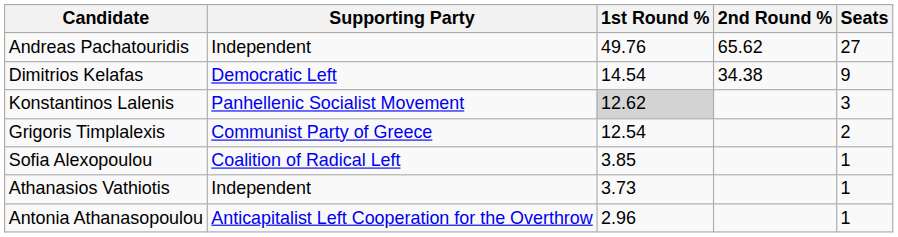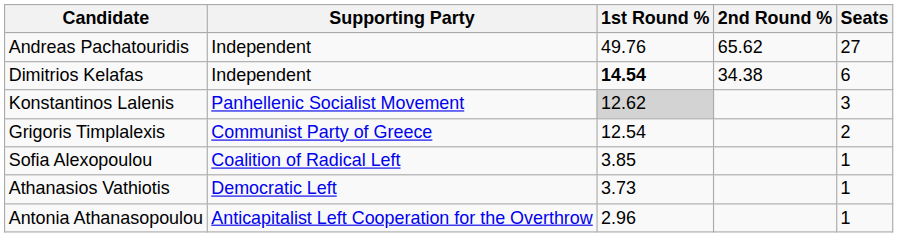(274, 75) Democratic Left -> (261, 75) Independent
(623, 75) normal -> (623, 75) bold
(846, 75) 9 -> (846, 75) 6
(261, 189) Independent -> (274, 189) Democratic Left
